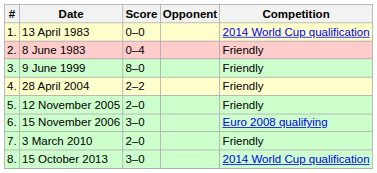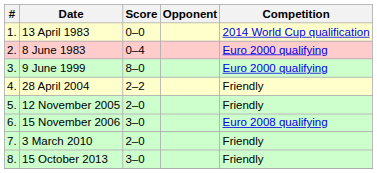(243, 50) Friendly -> (275, 50) Euro 2000 qualifying
(243, 68) Friendly -> (275, 68) Euro 2000 qualifying
(296, 159) 2014 World Cup qualification -> (243, 159) Friendly
